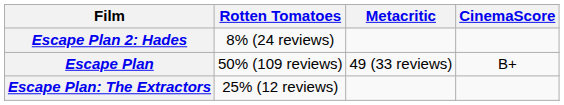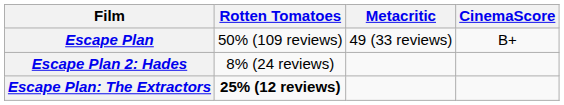rows swapped: (110, 64) <-> (109, 40)
(280, 87) normal -> (280, 87) bold
